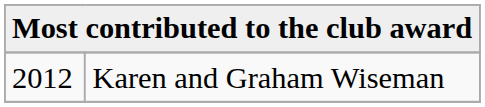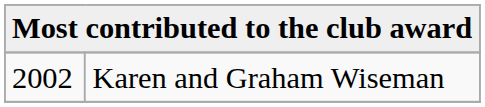(42, 76) 2012 -> (42, 76) 2002
